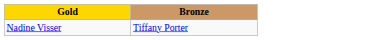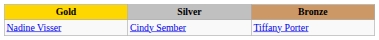+ column: (189, 12)
